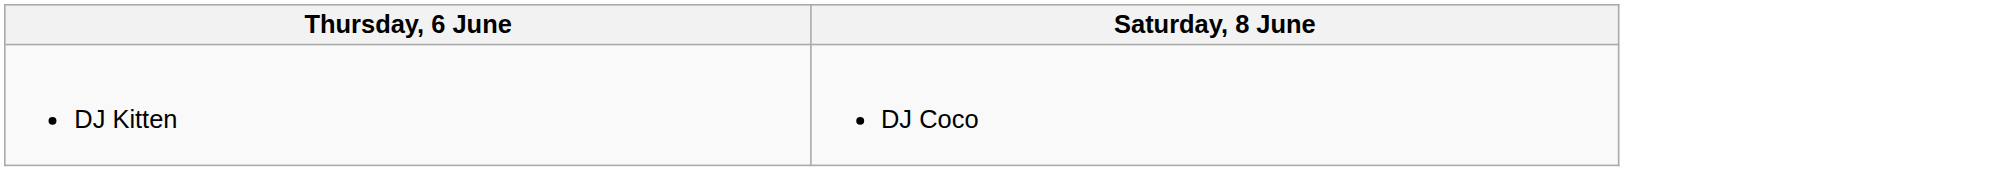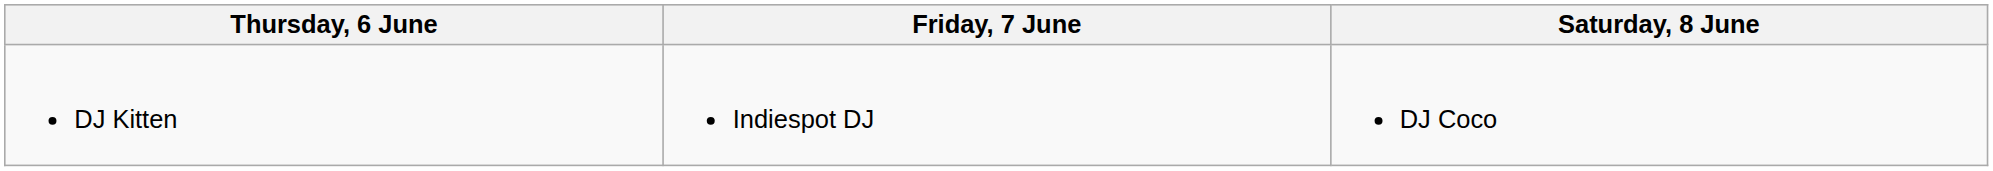+ column: (997, 24)
